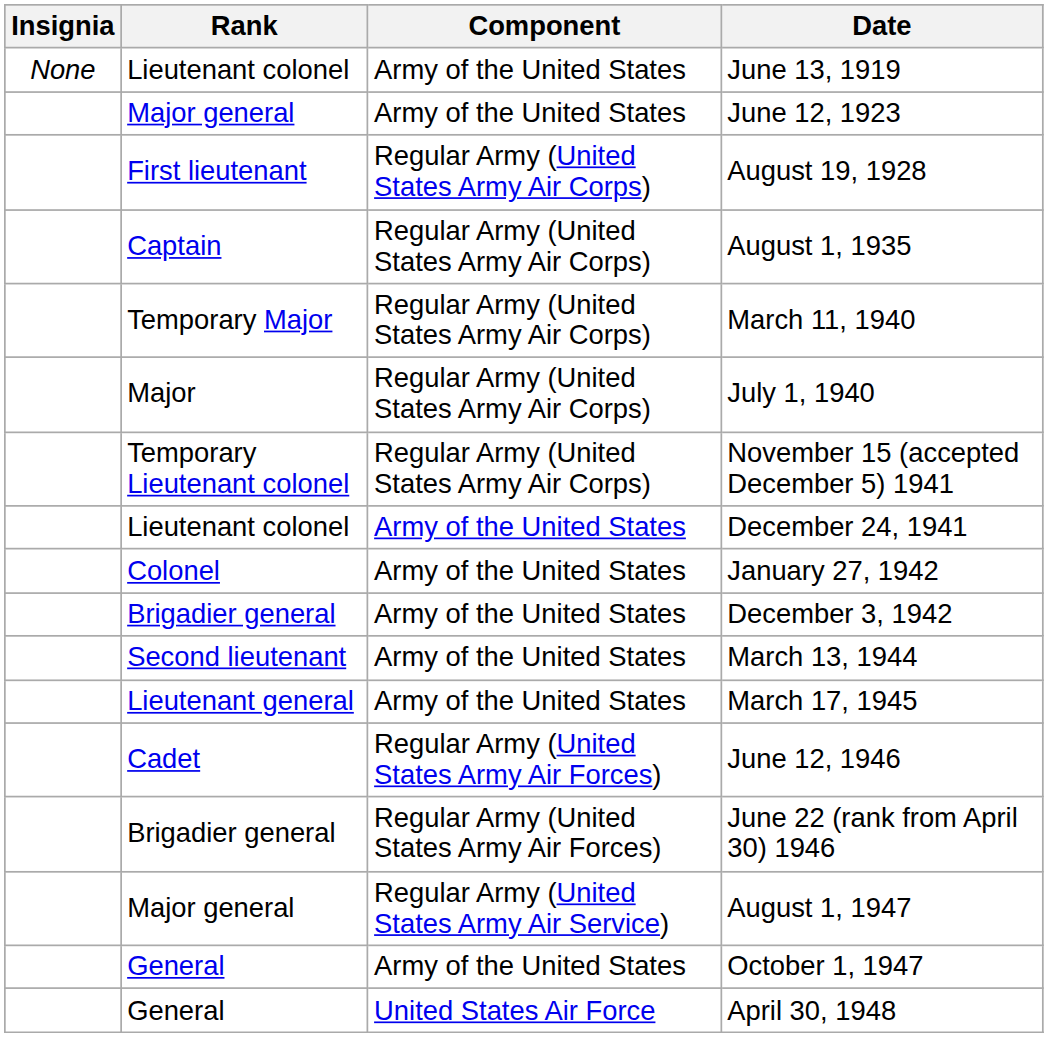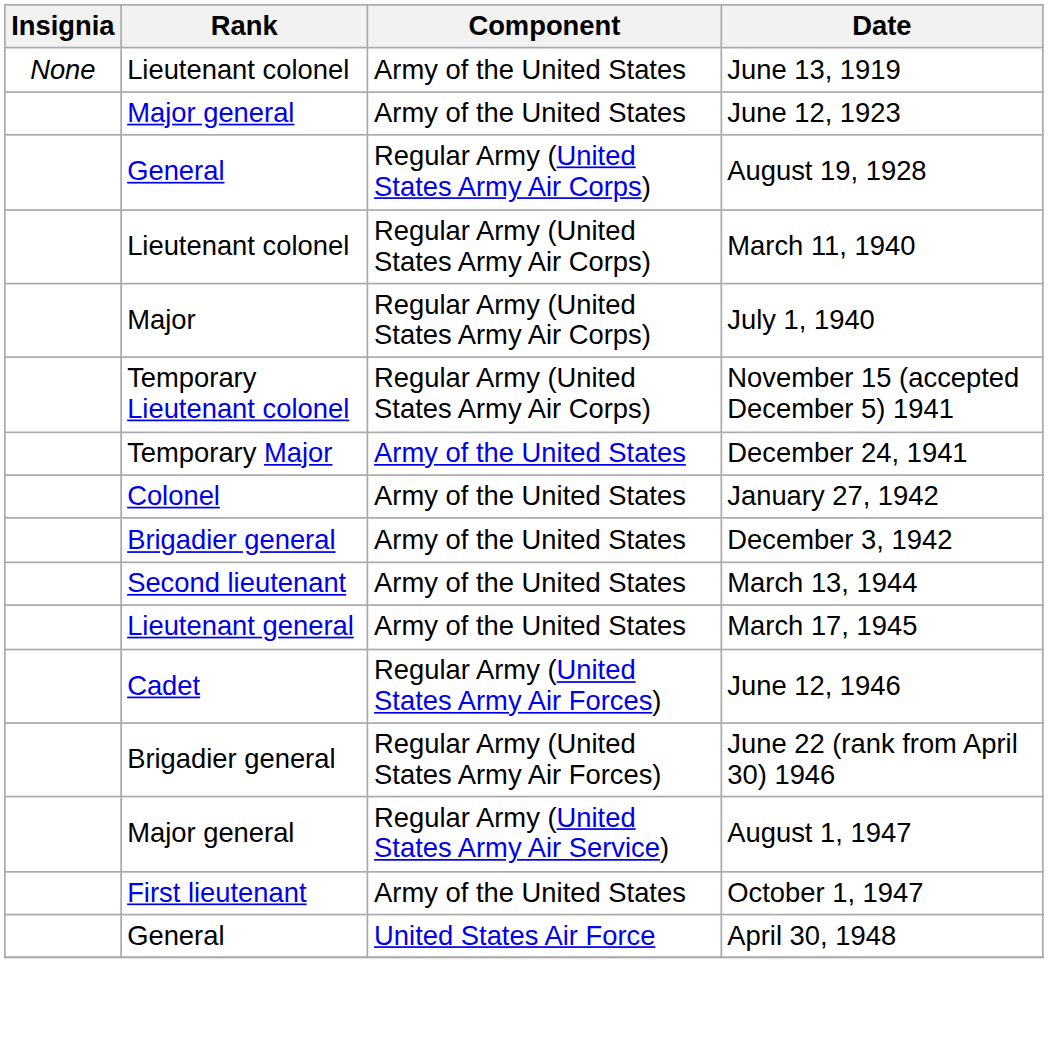(217, 171) First lieutenant -> (176, 171) General
- row: (819, 245)
(230, 320) Temporary Major -> (238, 245) Lieutenant colonel
(238, 527) Lieutenant colonel -> (230, 453) Temporary Major
(176, 966) General -> (217, 892) First lieutenant
